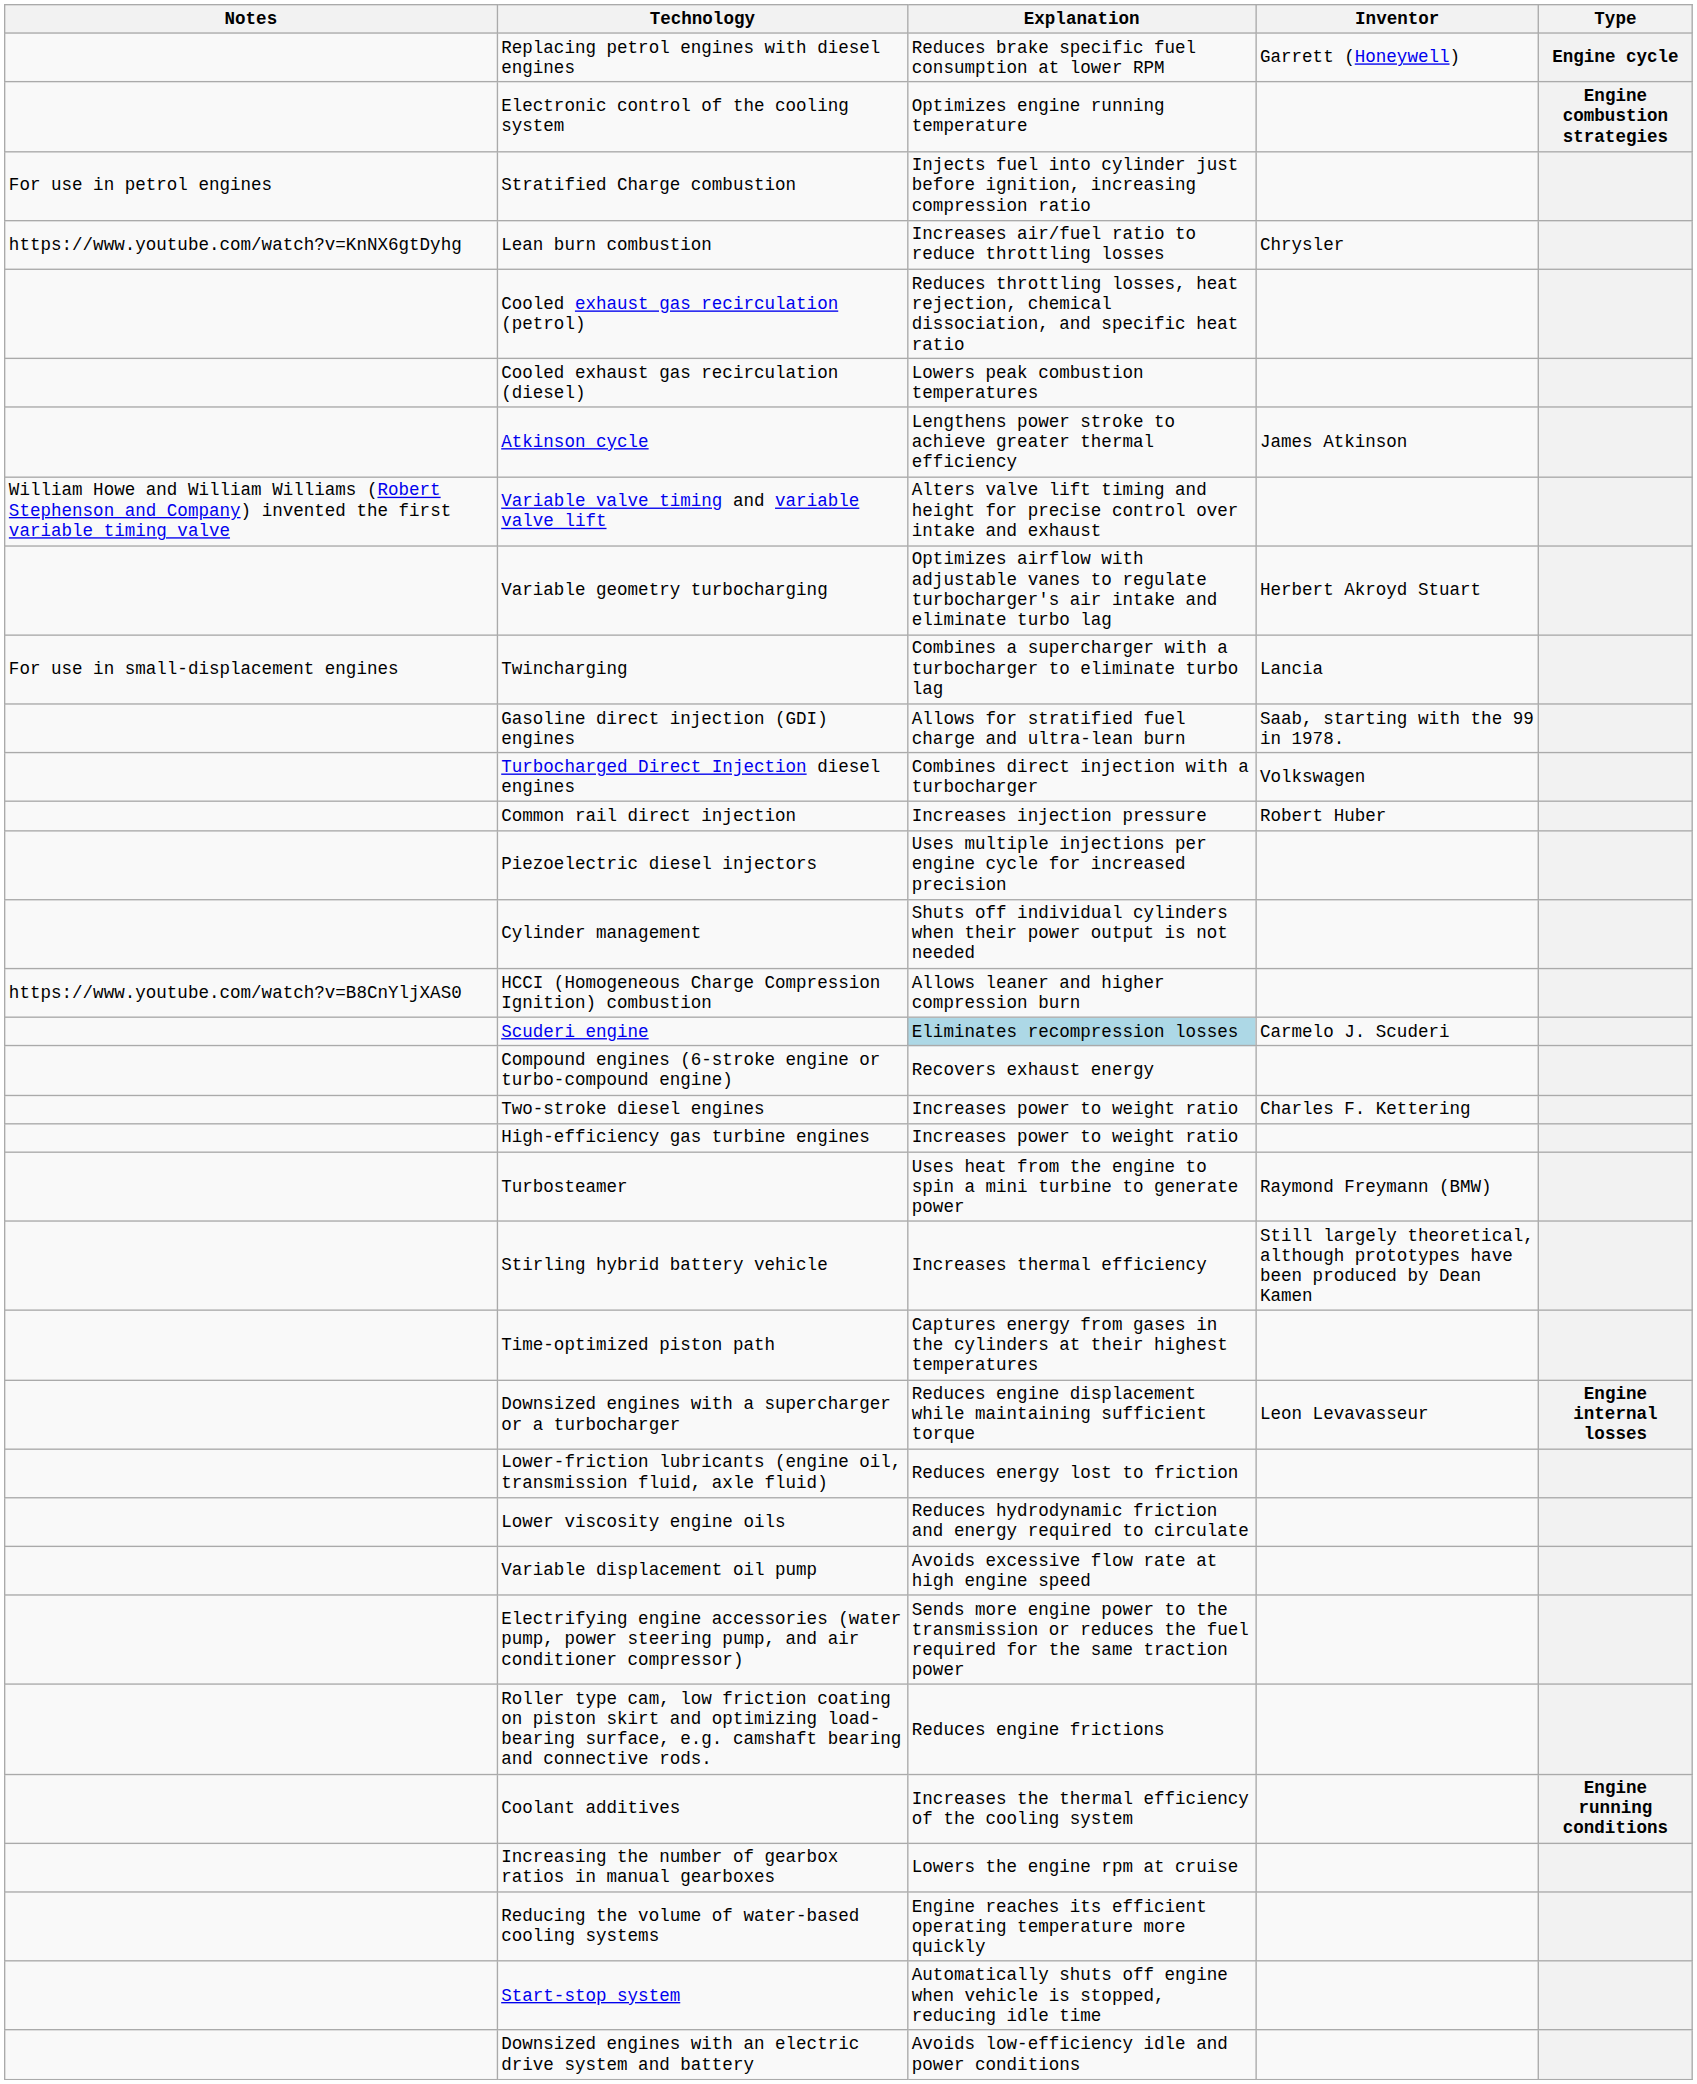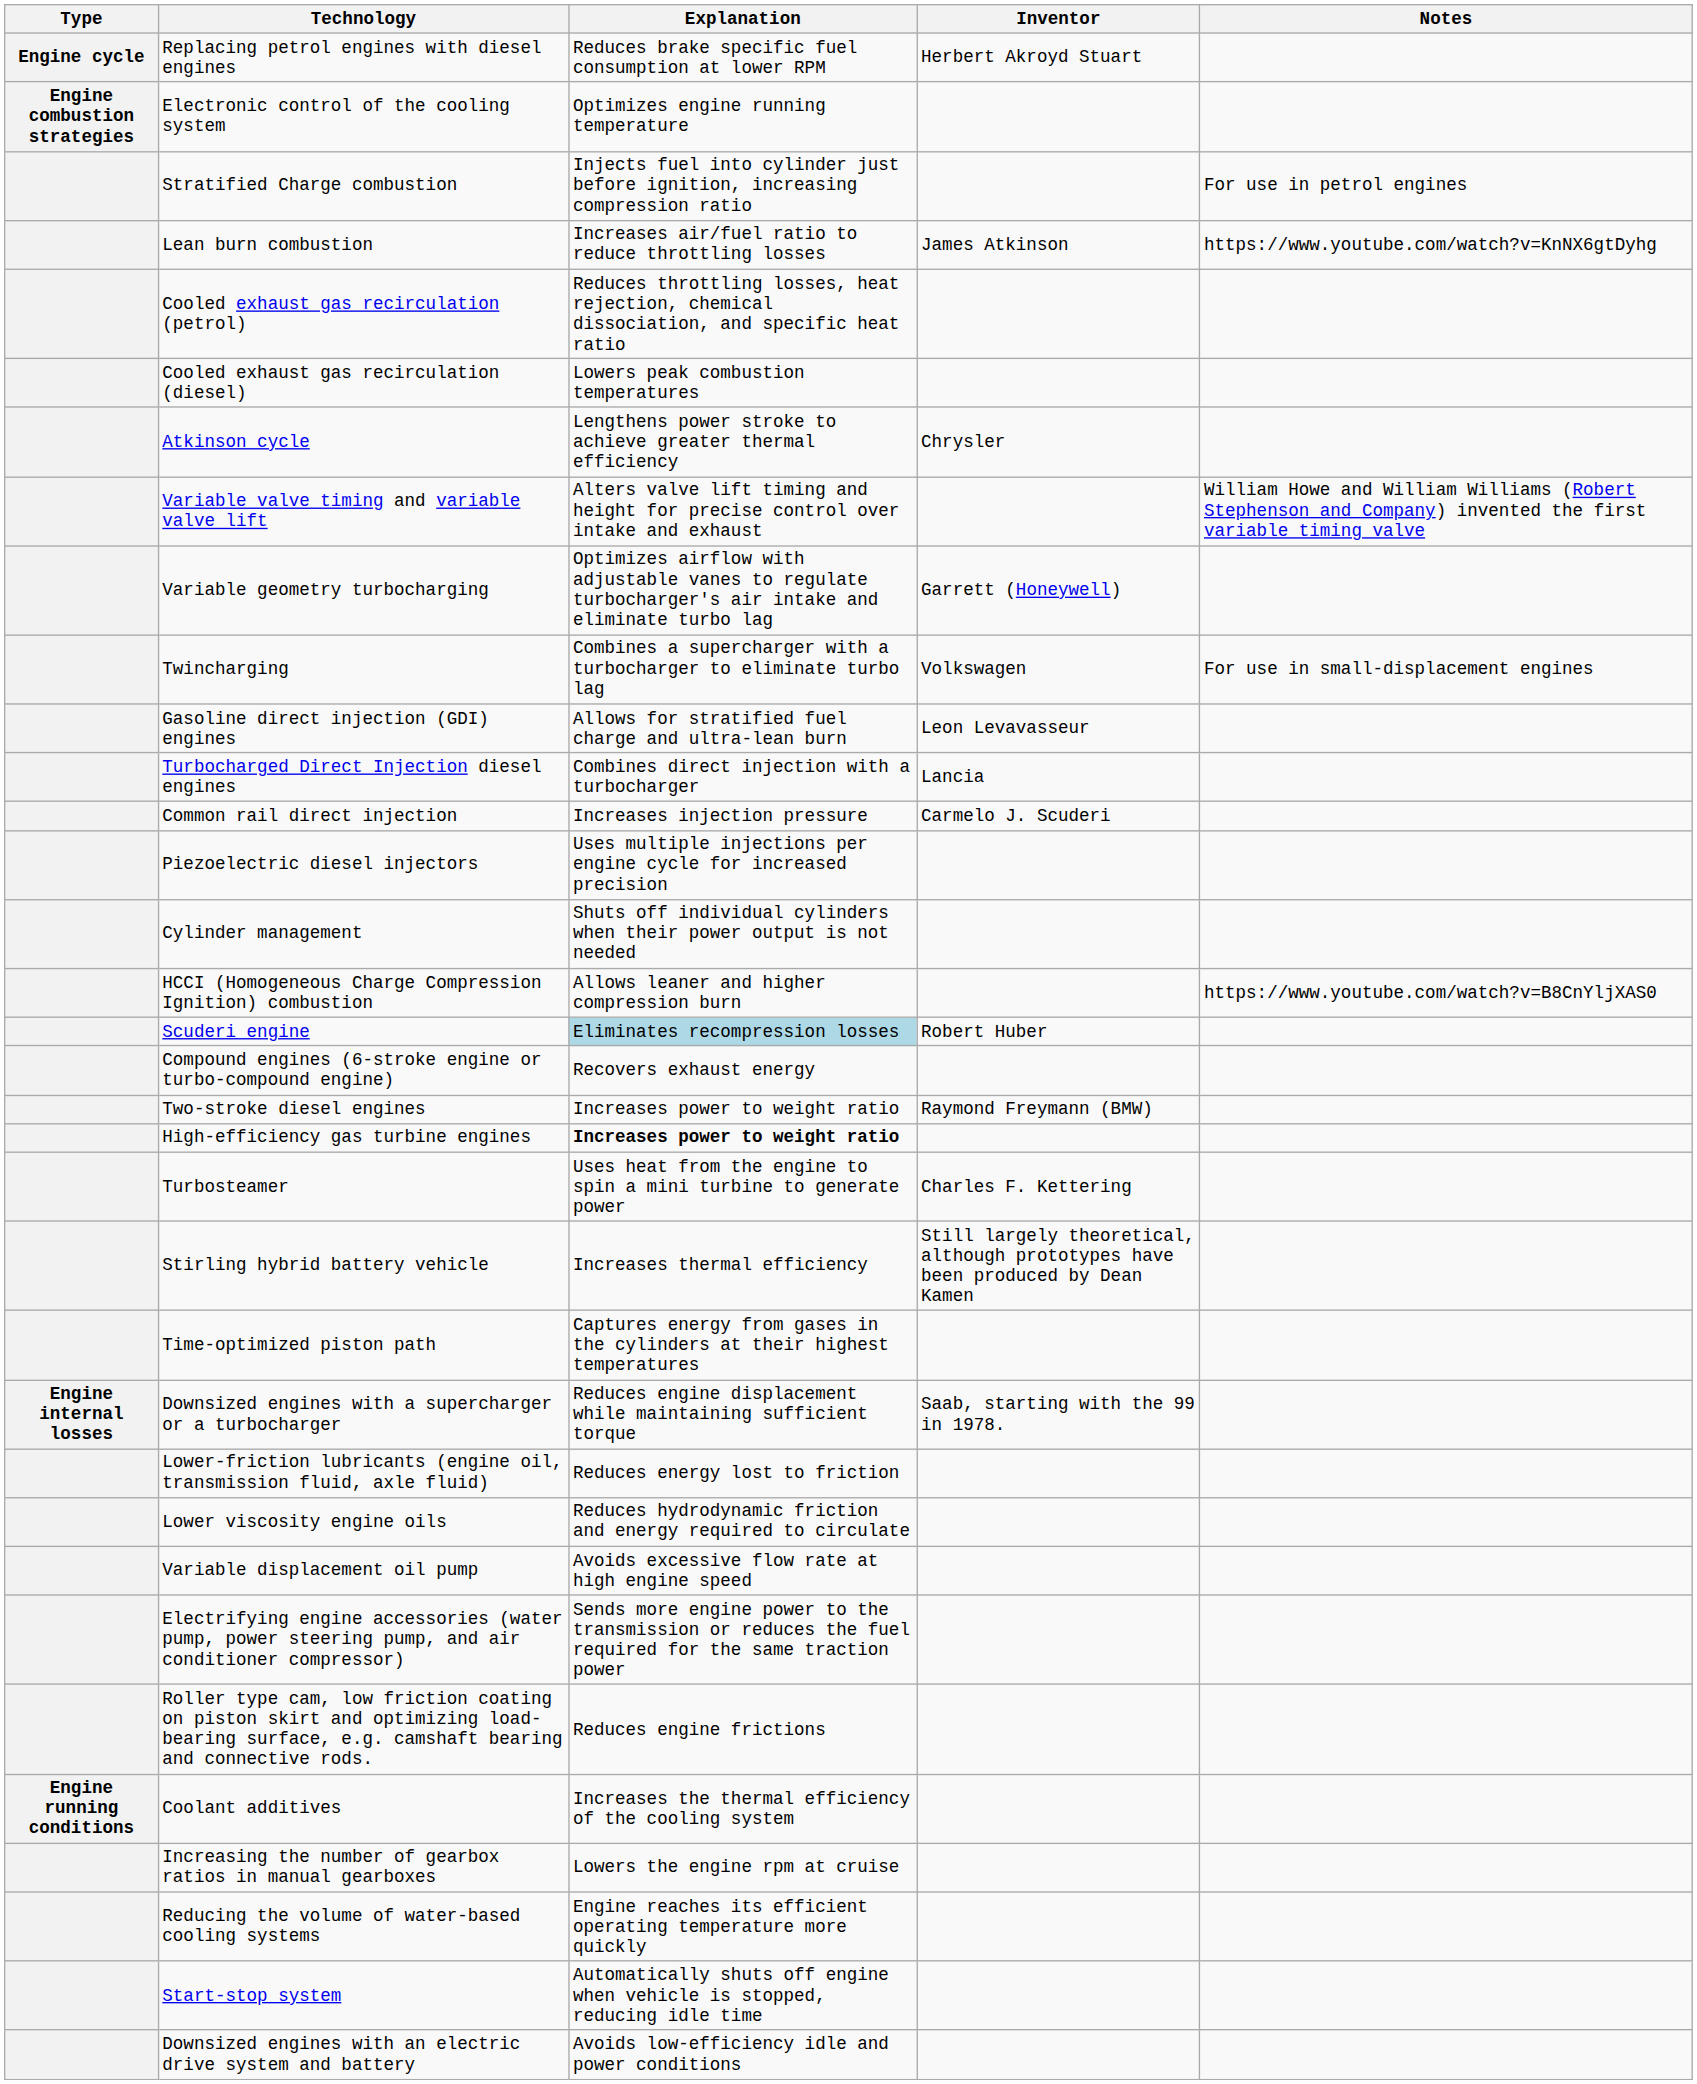columns swapped: (1615, 19) <-> (251, 19)
(1360, 58) Garrett (Honeywell) -> (1032, 58) Herbert Akroyd Stuart
(1302, 245) Chrysler -> (995, 245) James Atkinson
(1334, 442) James Atkinson -> (963, 442) Chrysler
(1371, 590) Herbert Akroyd Stuart -> (1021, 590) Garrett (Honeywell)
(1292, 670) Lancia -> (974, 670) Volkswagen
(1397, 728) Saab, starting with the 99 in 1978. -> (1005, 728) Leon Levavasseur
(1313, 777) Volkswagen -> (953, 777) Lancia
(1323, 816) Robert Huber -> (1016, 816) Carmelo J. Scuderi
(1355, 1032) Carmelo J. Scuderi -> (984, 1032) Robert Huber
(1365, 1109) Charles F. Kettering -> (1037, 1109) Raymond Freymann (BMW)
(1075, 1138) normal -> (736, 1138) bold
(1376, 1187) Raymond Freymann (BMW) -> (1026, 1187) Charles F. Kettering
(1344, 1414) Leon Levavasseur -> (1058, 1414) Saab, starting with the 99 in 1978.
